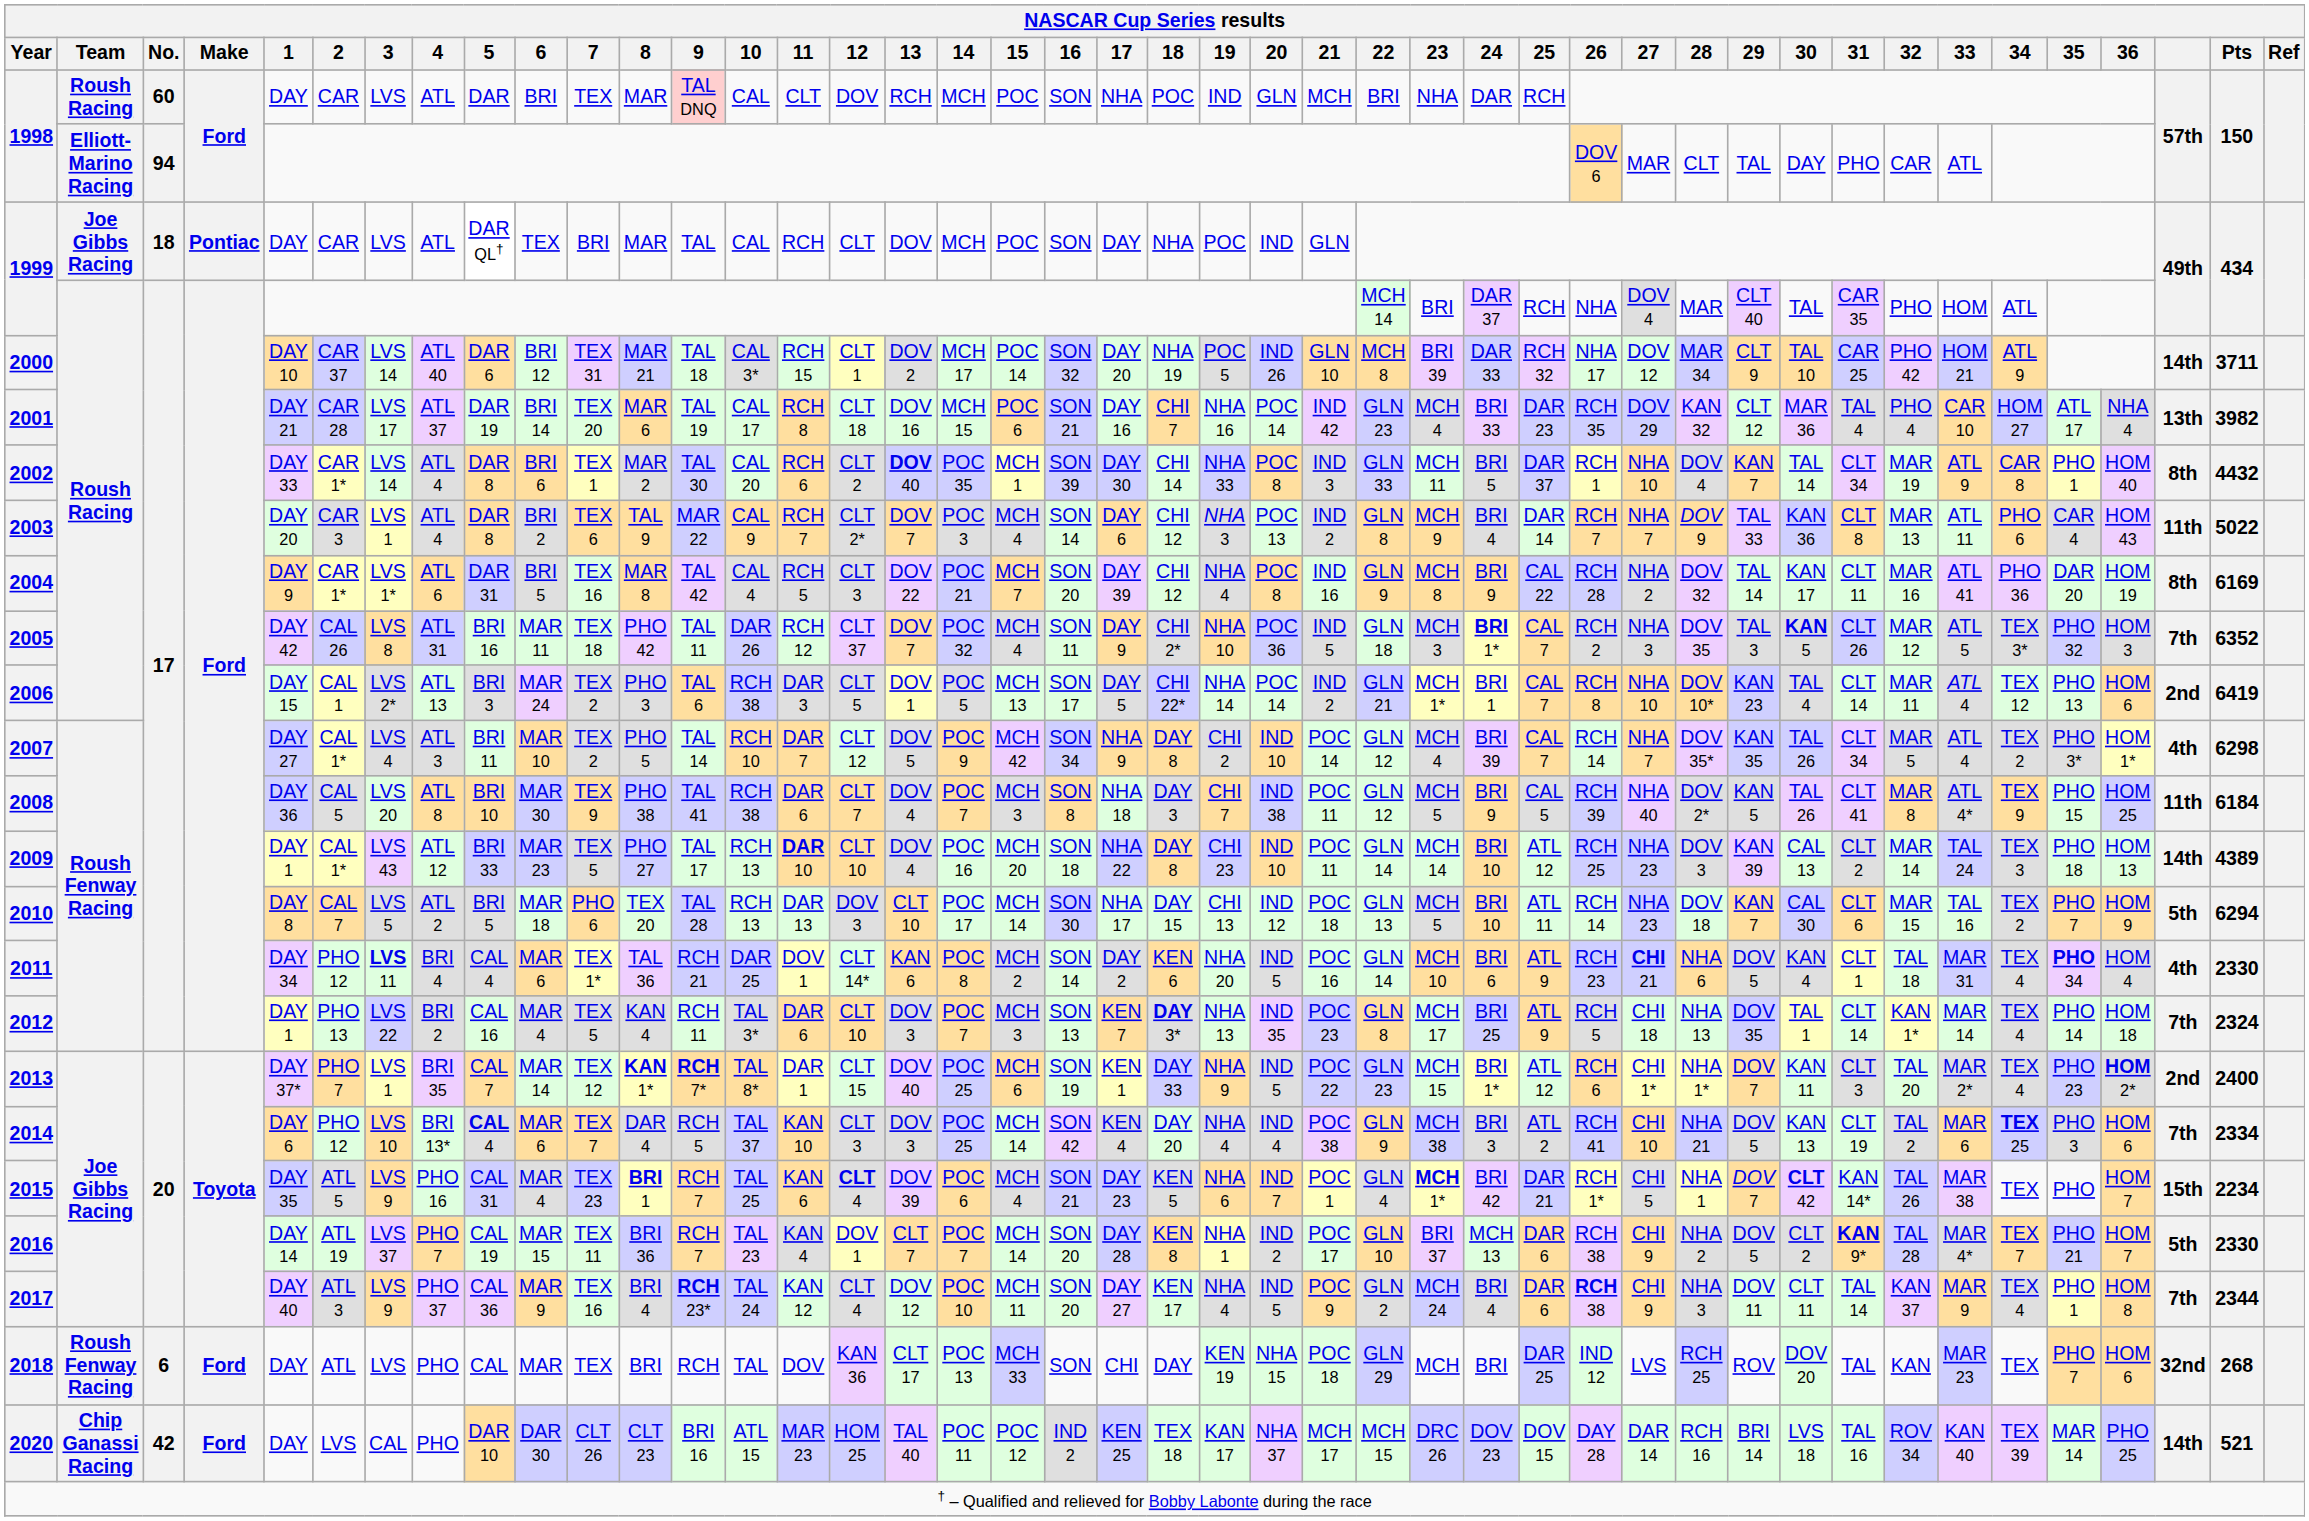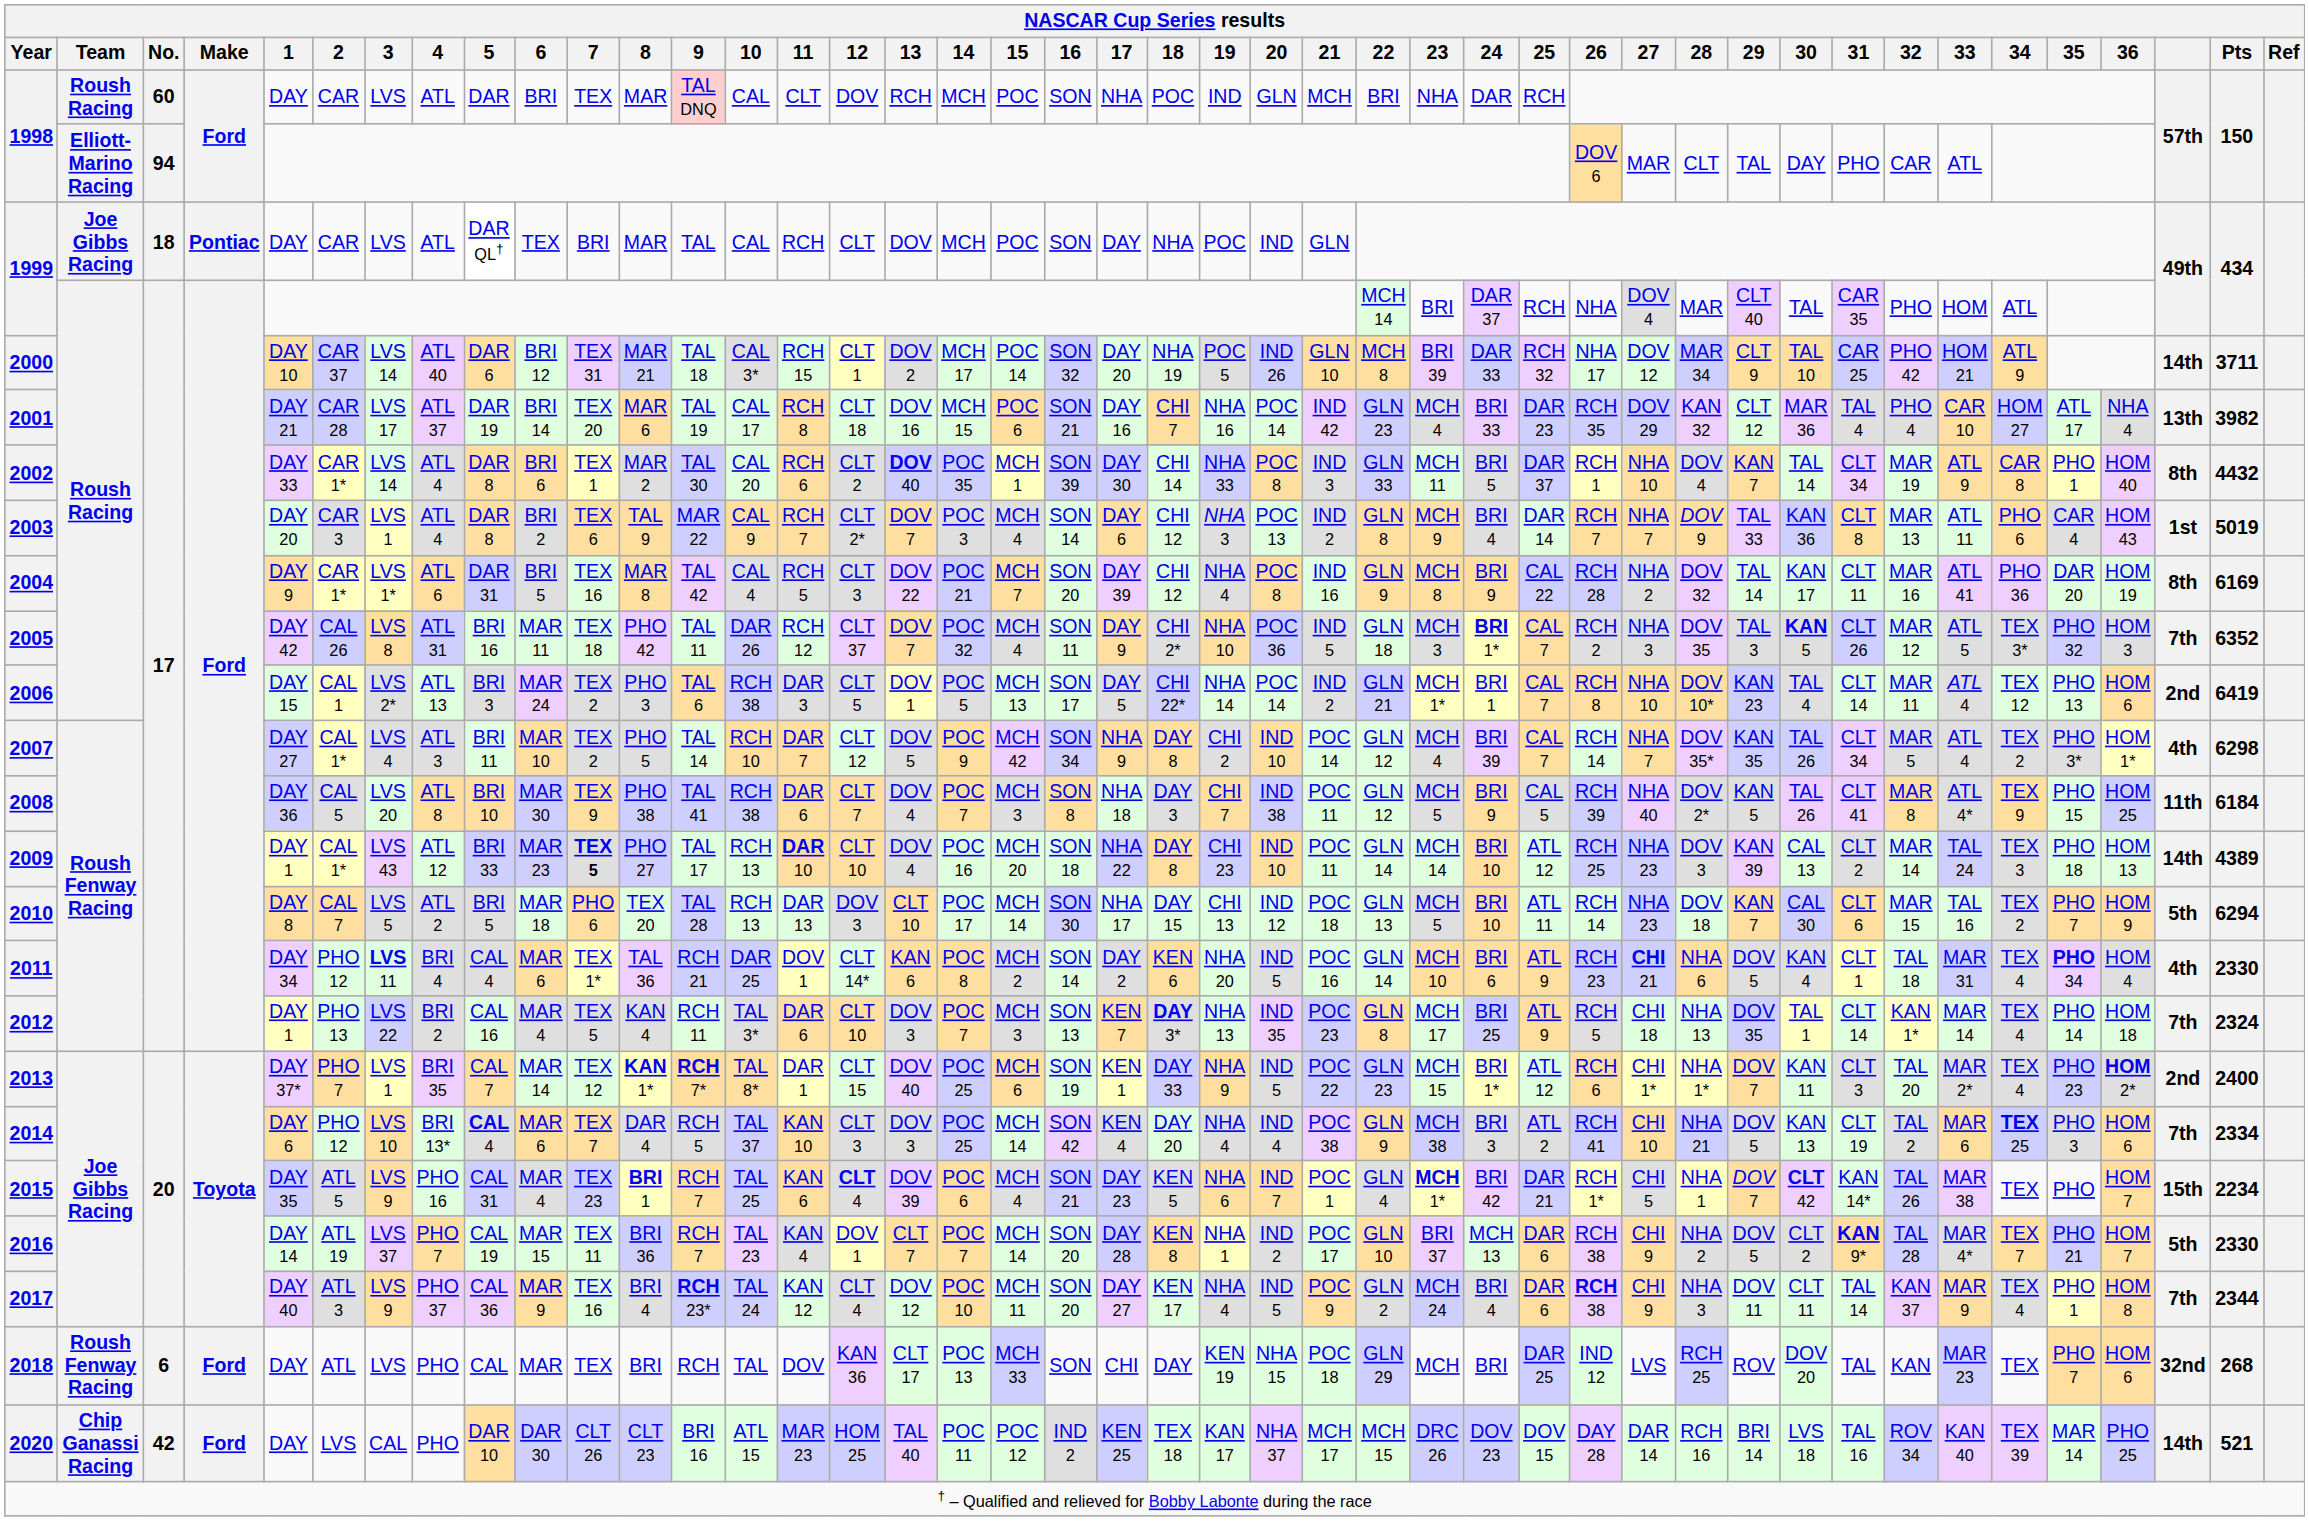(2183, 528) 11th -> (2183, 528) 1st
(2237, 528) 5022 -> (2237, 528) 5019
(593, 857) normal -> (593, 858) bold
